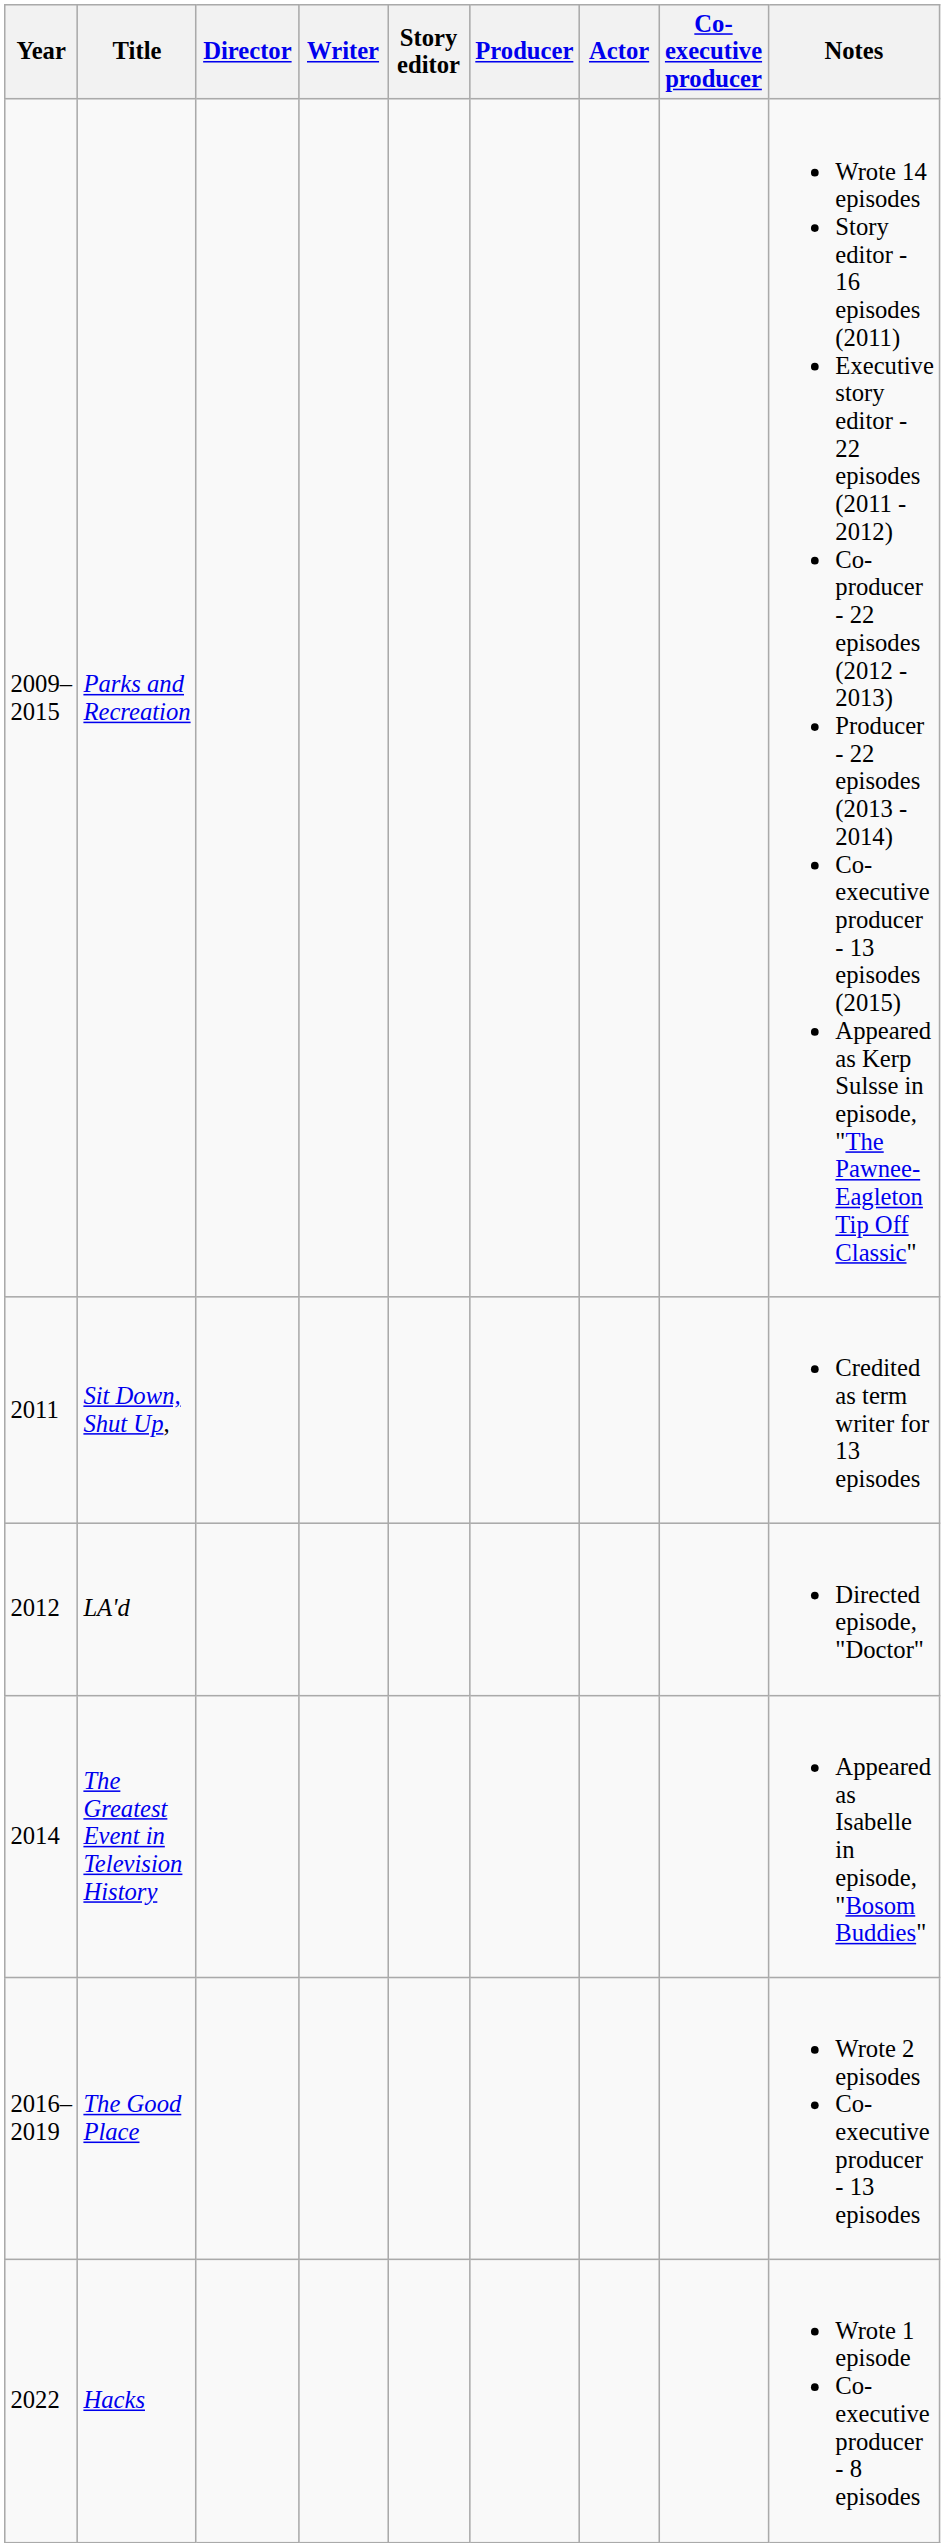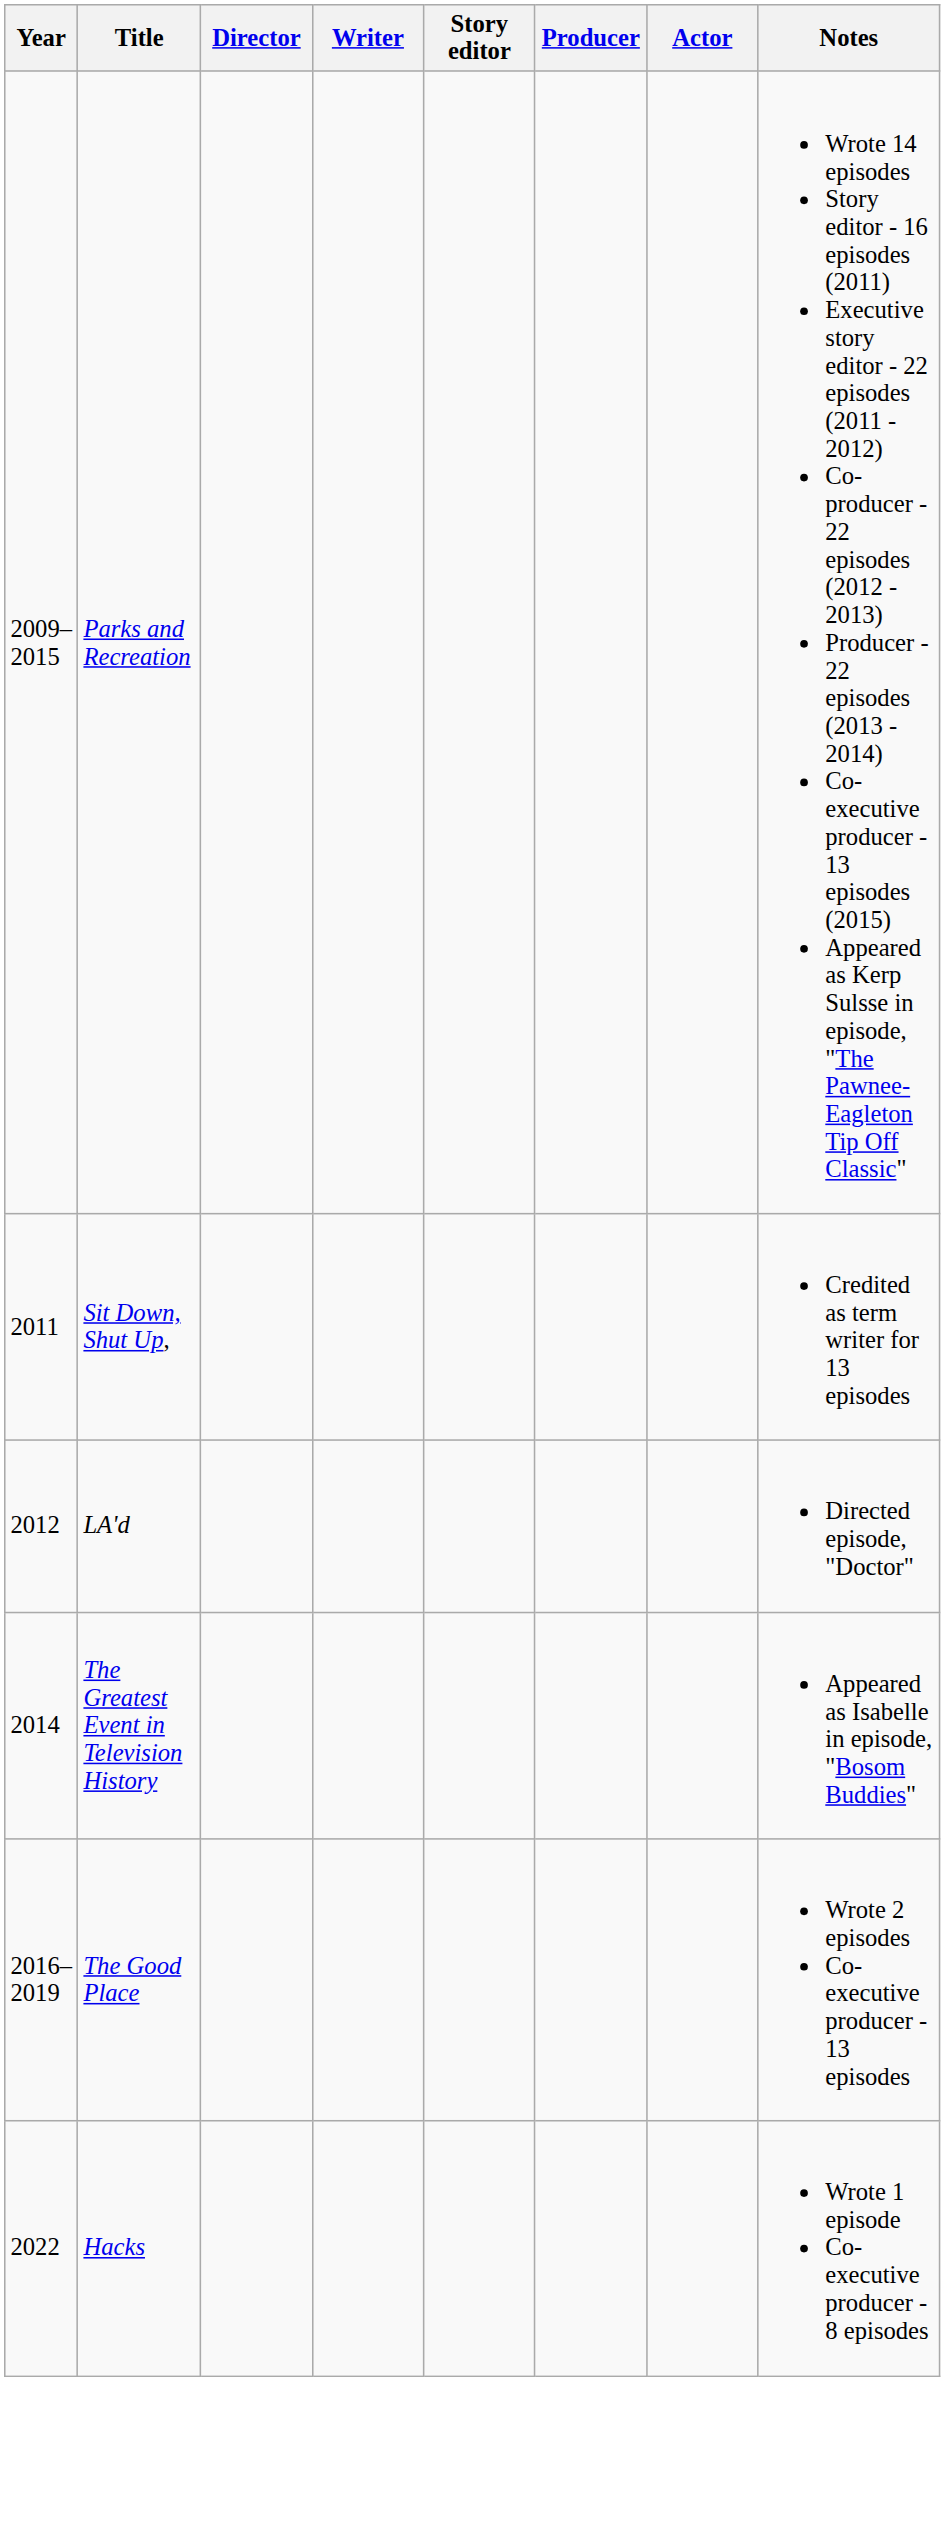- column: (713, 51)
